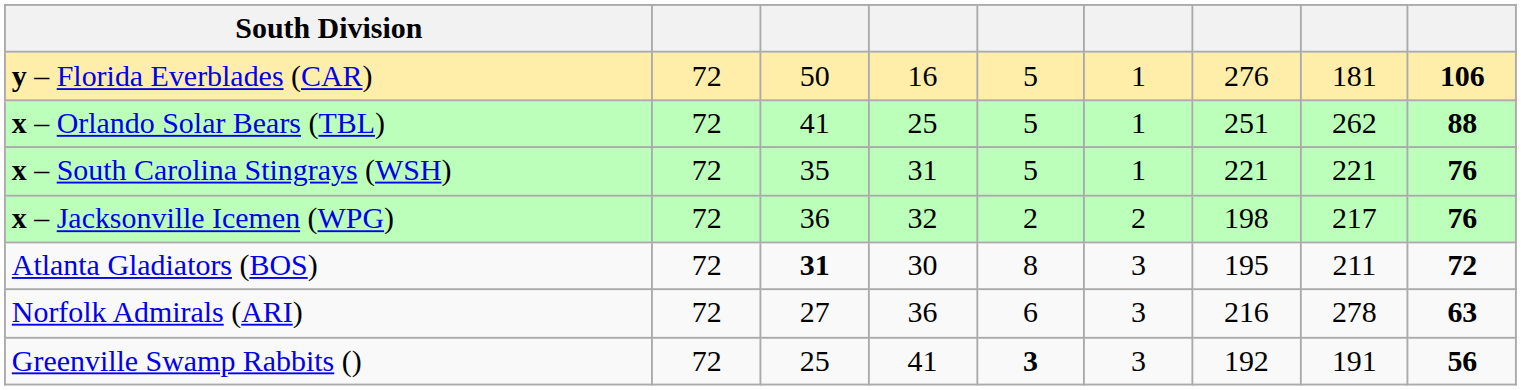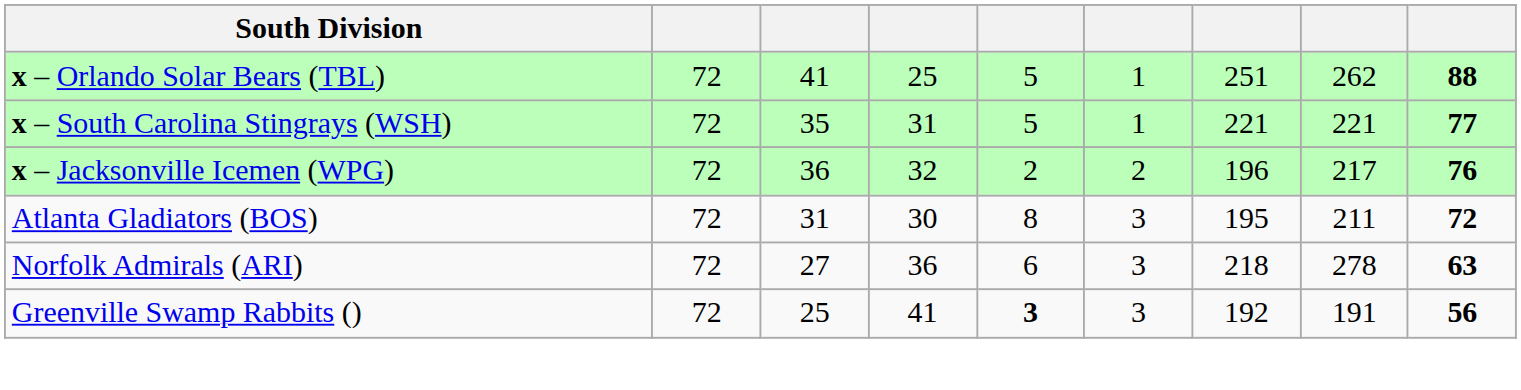- row: (192, 75)
(1462, 170) 76 -> (1462, 123) 77
(1246, 218) 198 -> (1246, 170) 196
(815, 265) bold -> (815, 218) normal
(1246, 312) 216 -> (1246, 265) 218
